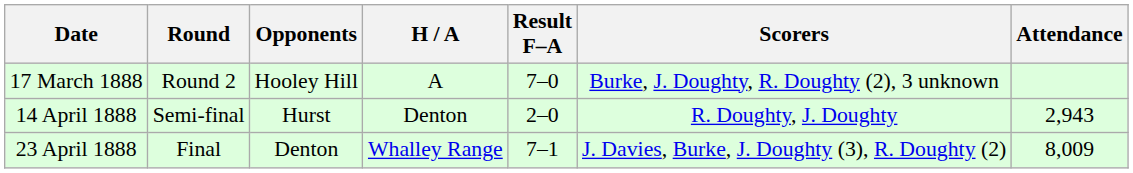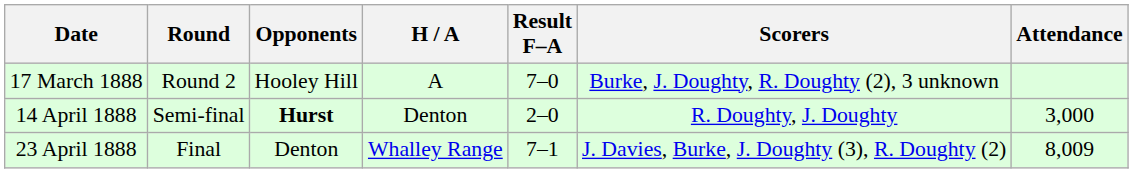(306, 115) normal -> (306, 115) bold
(1070, 115) 2,943 -> (1070, 115) 3,000
